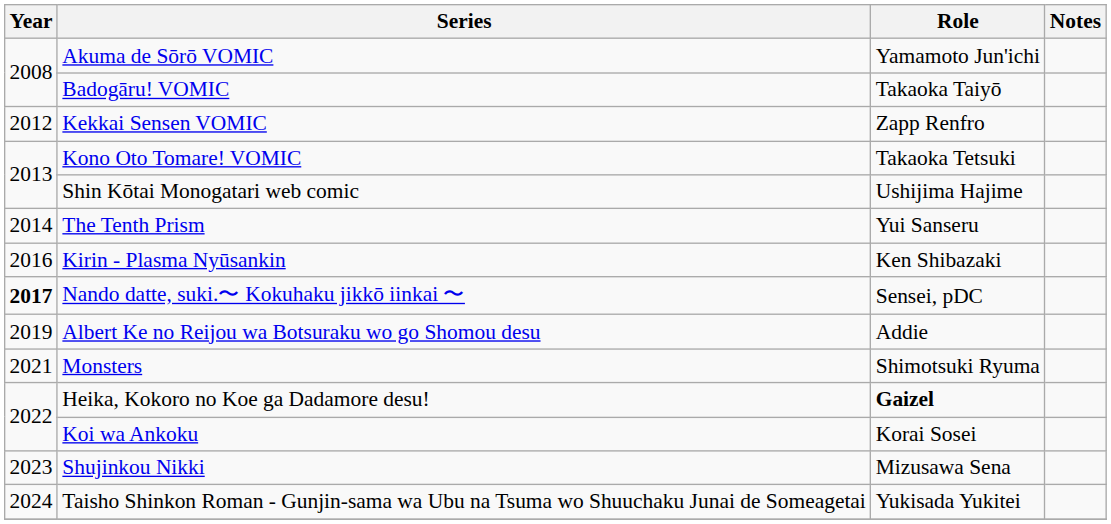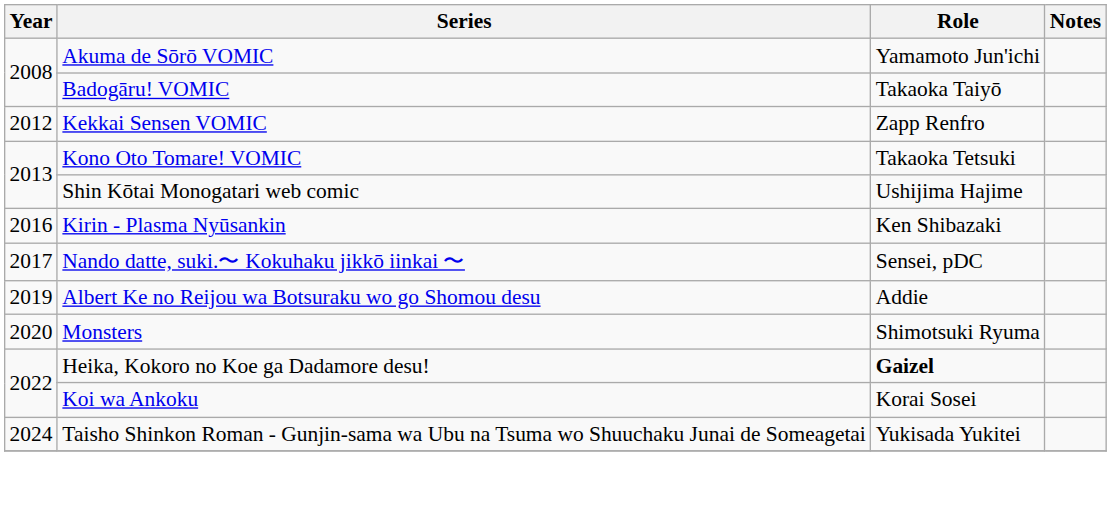- row: (133, 225)
(31, 295) bold -> (31, 261) normal
(31, 365) 2021 -> (31, 331) 2020
- row: (134, 467)
